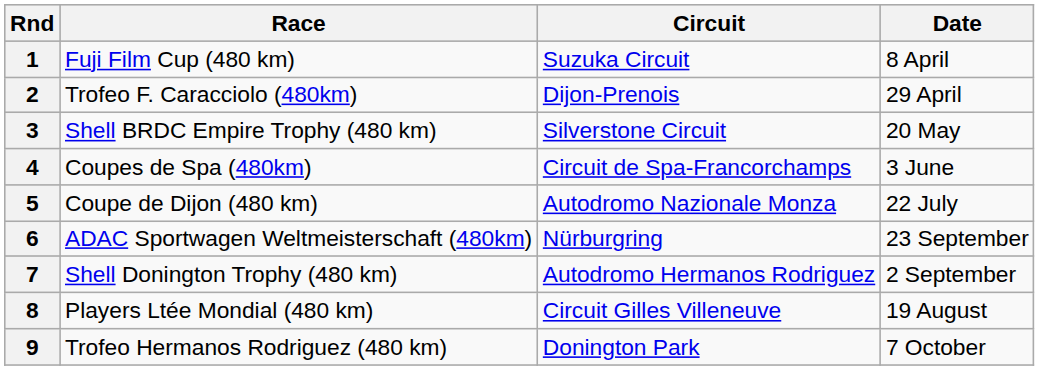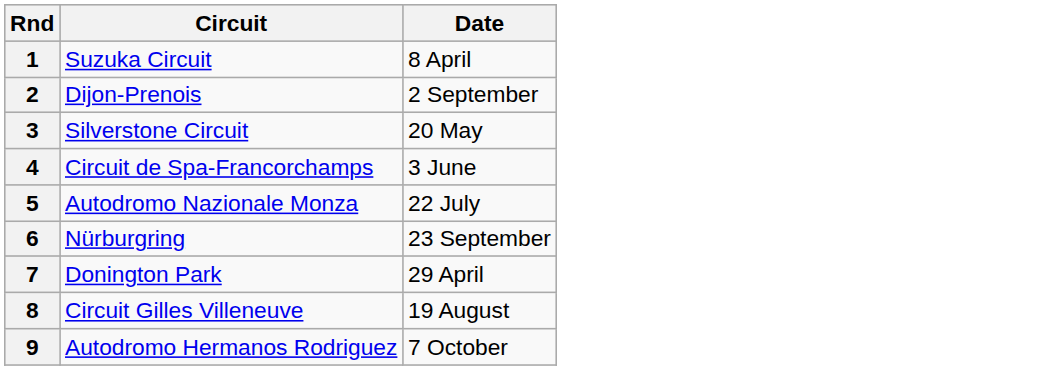- column: (299, 23)
(924, 95) 29 April -> (473, 95) 2 September
(709, 275) Autodromo Hermanos Rodriguez -> (143, 275) Donington Park
(951, 275) 2 September -> (446, 275) 29 April
(621, 347) Donington Park -> (231, 347) Autodromo Hermanos Rodriguez
